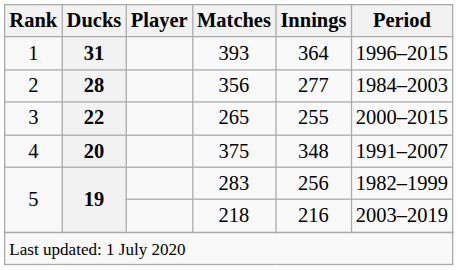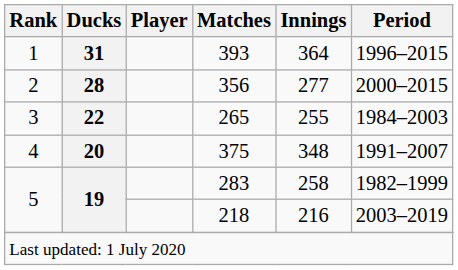(402, 85) 1984–2003 -> (402, 85) 2000–2015
(402, 118) 2000–2015 -> (402, 118) 1984–2003
(313, 183) 256 -> (313, 183) 258
